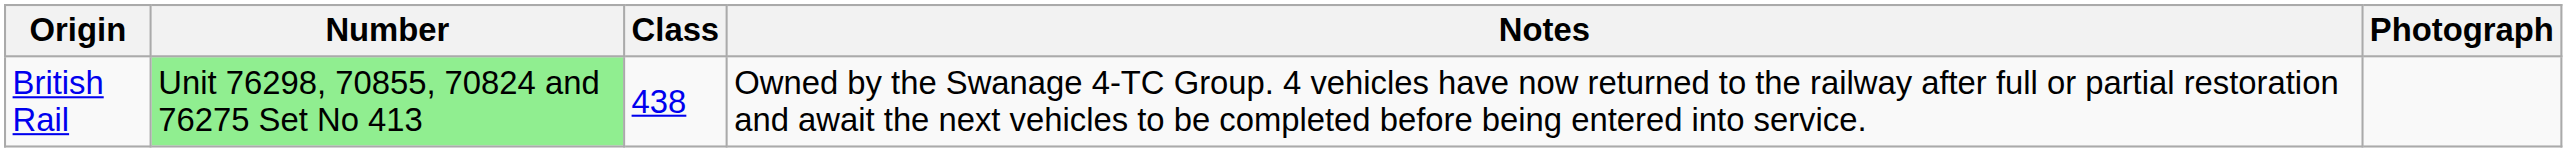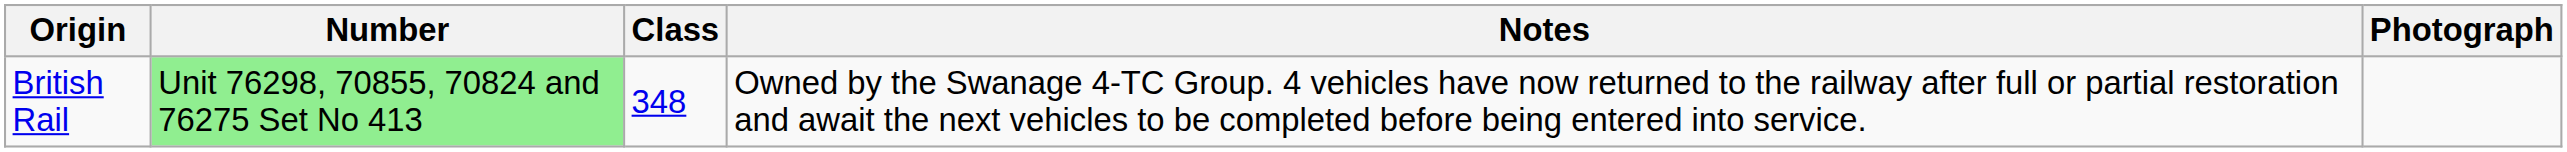(659, 100) 438 -> (659, 100) 348
